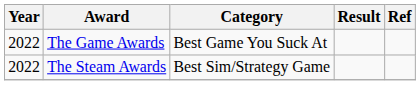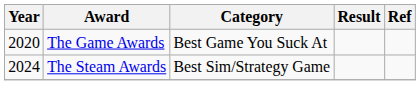(24, 42) 2022 -> (24, 42) 2020
(24, 67) 2022 -> (24, 67) 2024
